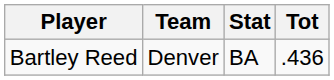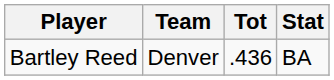columns swapped: (250, 22) <-> (302, 22)
